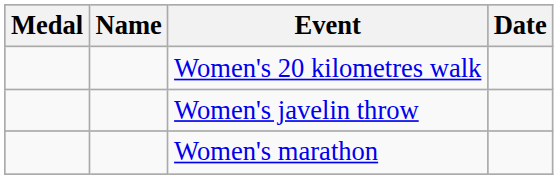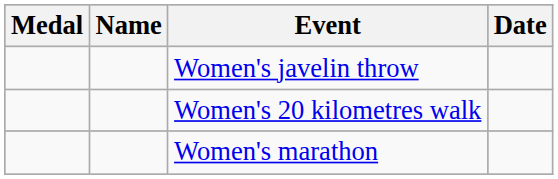rows swapped: (296, 109) <-> (328, 67)
